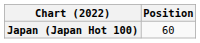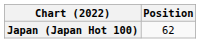(168, 30) 60 -> (168, 30) 62
